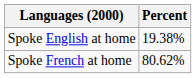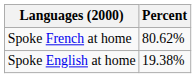rows swapped: (70, 61) <-> (72, 39)
